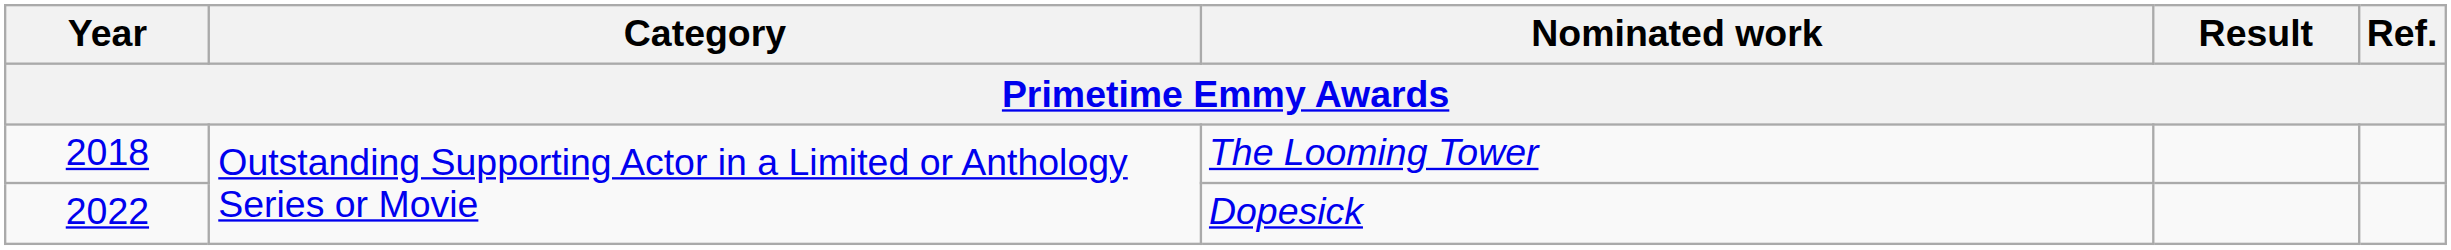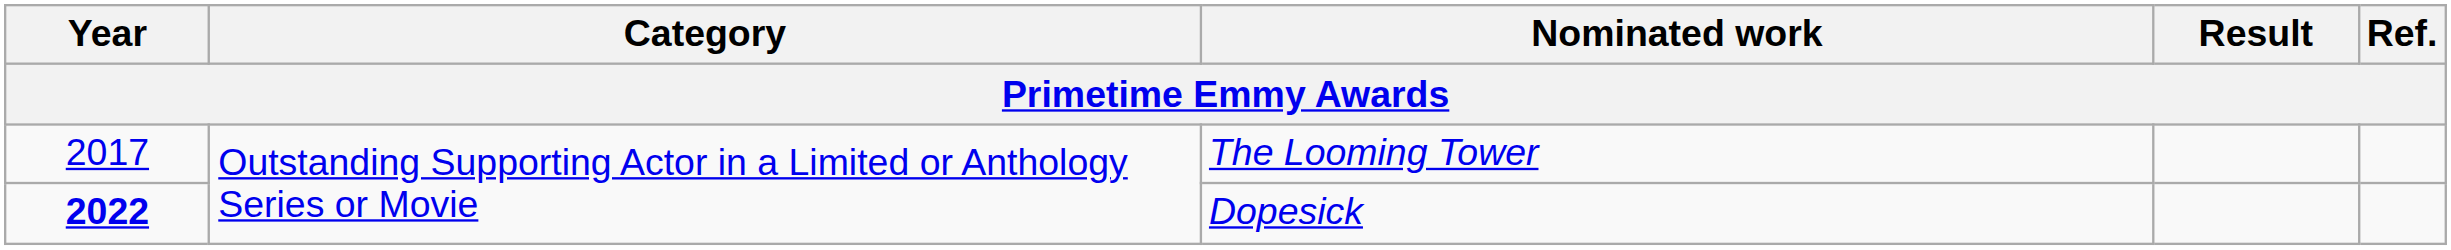(107, 152) 2018 -> (107, 152) 2017
(107, 212) normal -> (107, 212) bold
